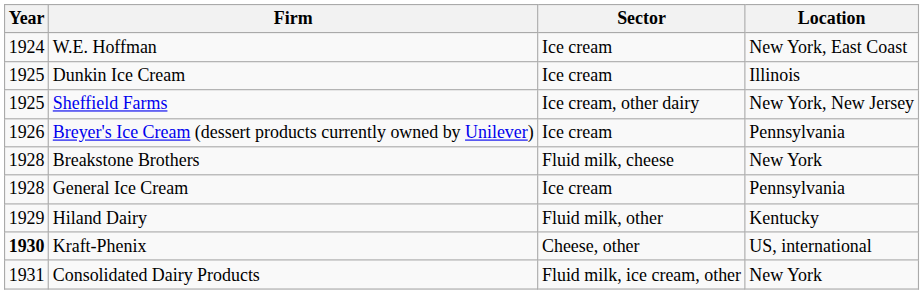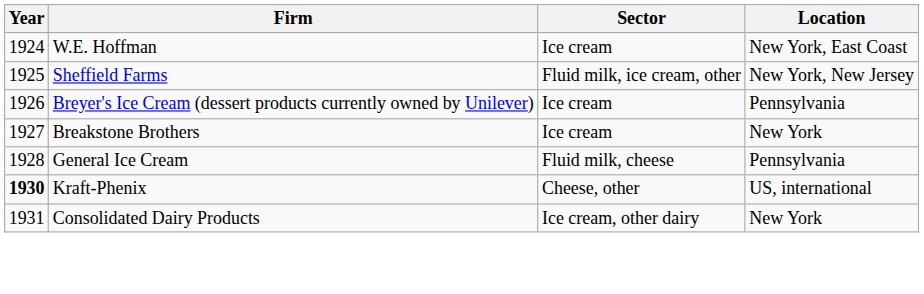- row: (119, 75)
(621, 103) Ice cream, other dairy -> (642, 75) Fluid milk, ice cream, other
(27, 160) 1928 -> (27, 132) 1927
(608, 160) Fluid milk, cheese -> (577, 132) Ice cream
(577, 189) Ice cream -> (608, 160) Fluid milk, cheese
- row: (100, 217)
(642, 274) Fluid milk, ice cream, other -> (621, 217) Ice cream, other dairy
